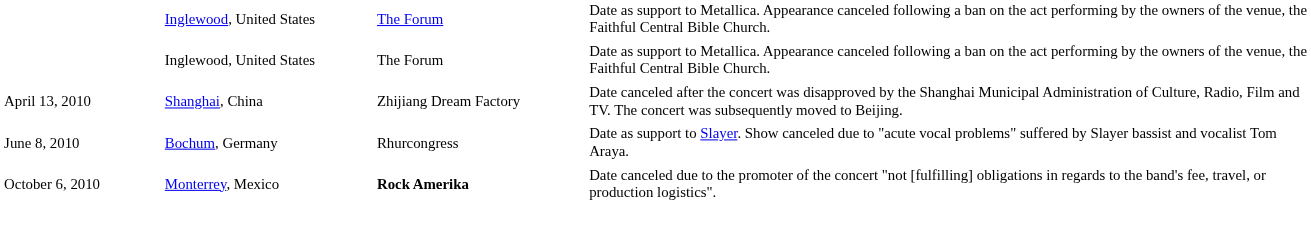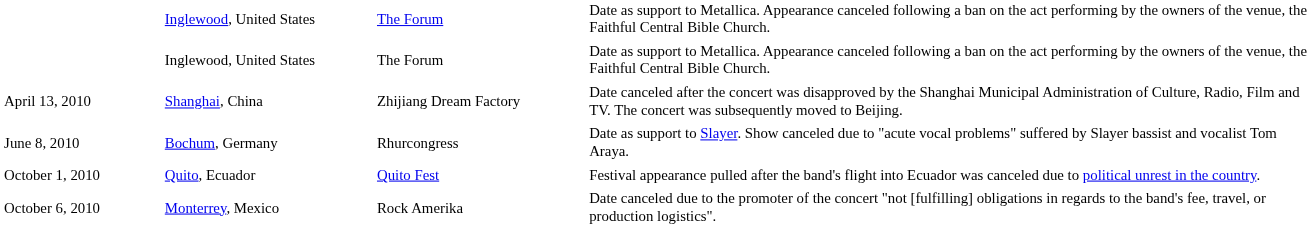+ row: (52, 174)
(423, 183) bold -> (420, 207) normal
